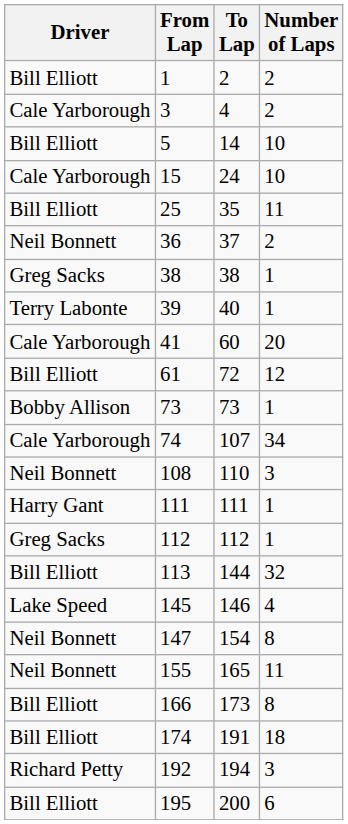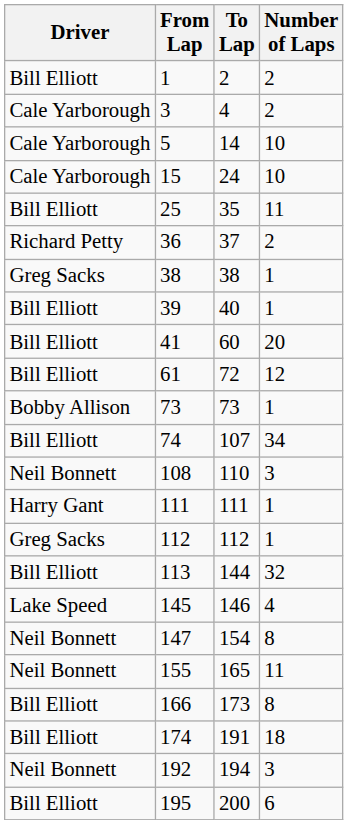(54, 143) Bill Elliott -> (80, 143) Cale Yarborough
(63, 242) Neil Bonnett -> (66, 242) Richard Petty
(68, 308) Terry Labonte -> (54, 308) Bill Elliott
(80, 341) Cale Yarborough -> (54, 341) Bill Elliott
(80, 440) Cale Yarborough -> (54, 440) Bill Elliott
(66, 770) Richard Petty -> (63, 770) Neil Bonnett
